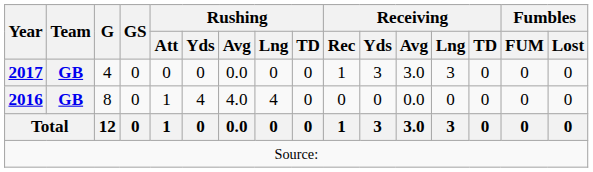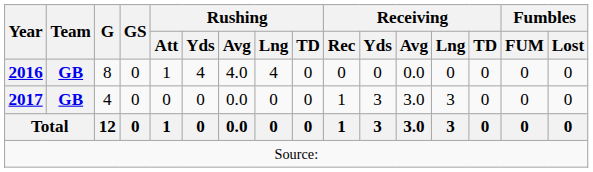rows swapped: (26, 99) <-> (26, 72)
